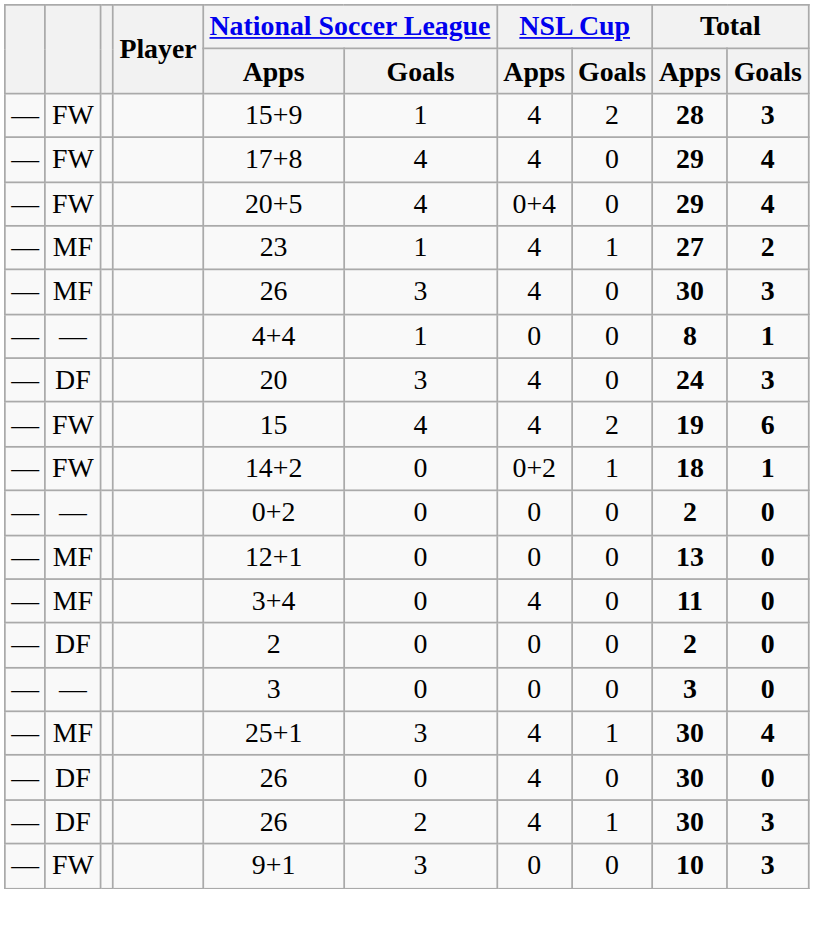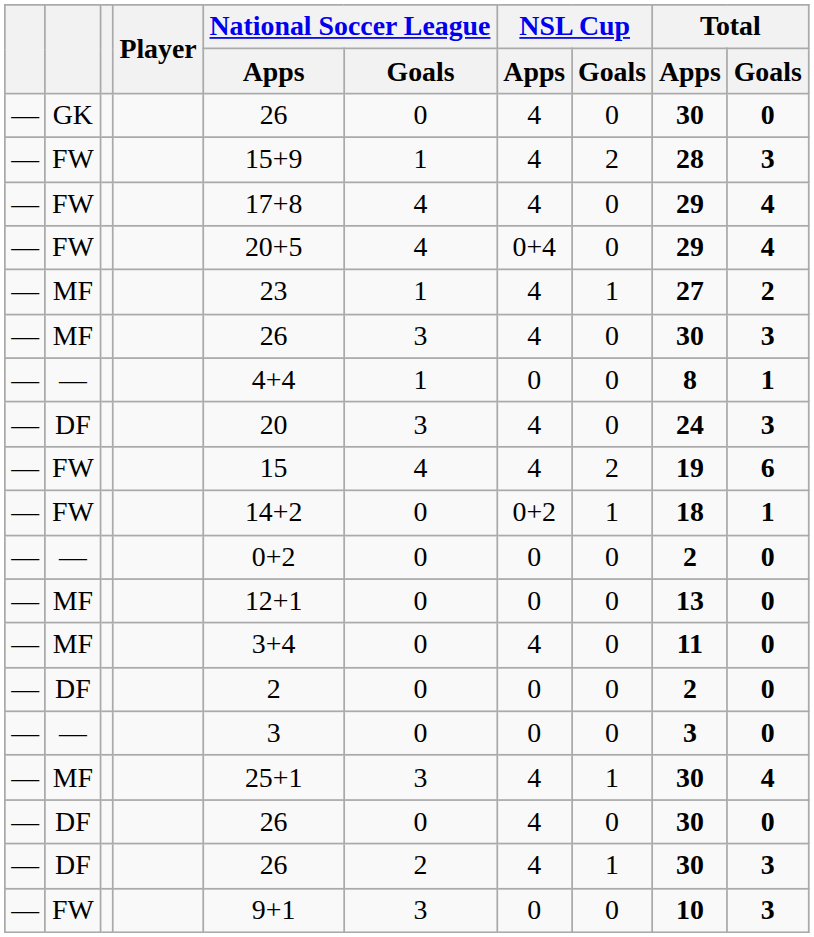+ row: (25, 114)
